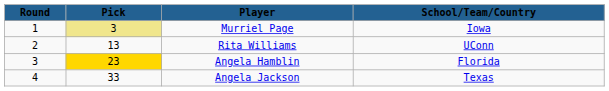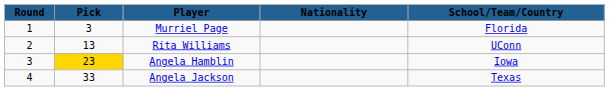+ column: (334, 13)
(114, 29) khaki background -> (89, 29) no background
(479, 29) Iowa -> (506, 29) Florida
(479, 61) Florida -> (506, 61) Iowa
